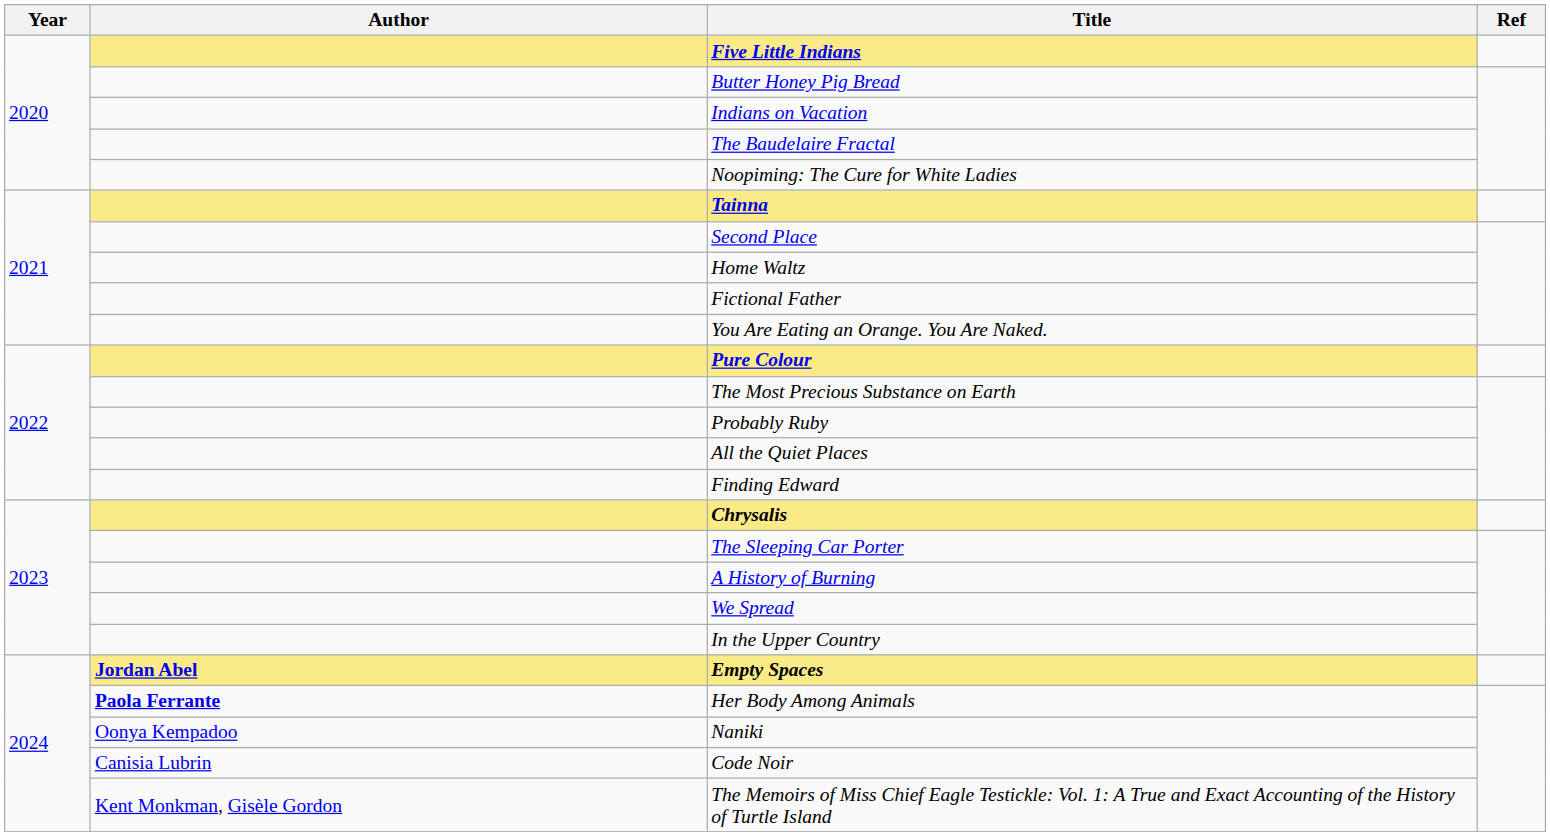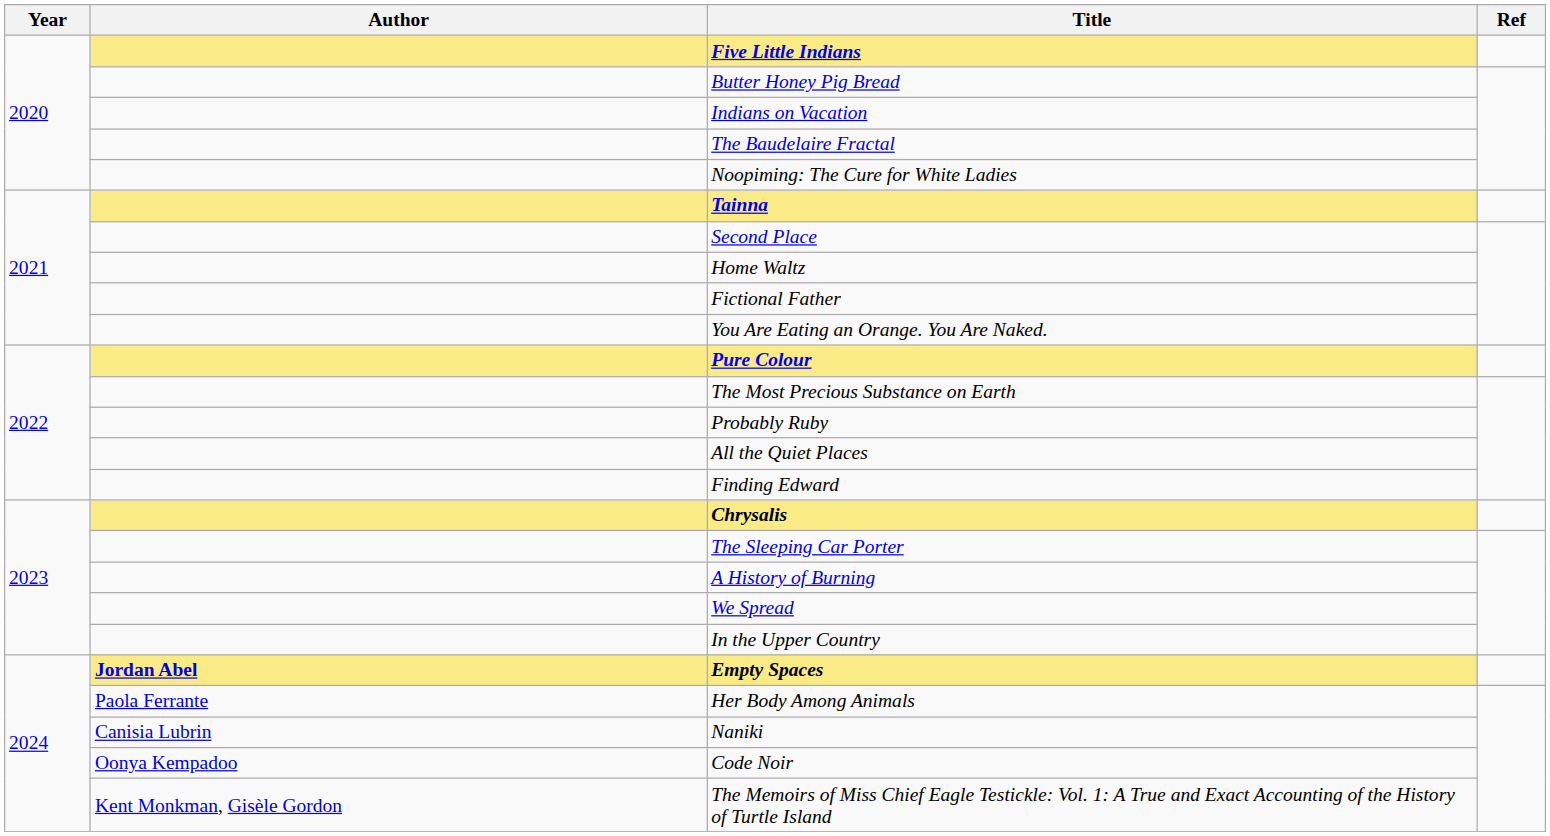(157, 701) bold -> (152, 701) normal
(166, 732) Oonya Kempadoo -> (153, 732) Canisia Lubrin
(153, 762) Canisia Lubrin -> (166, 762) Oonya Kempadoo
